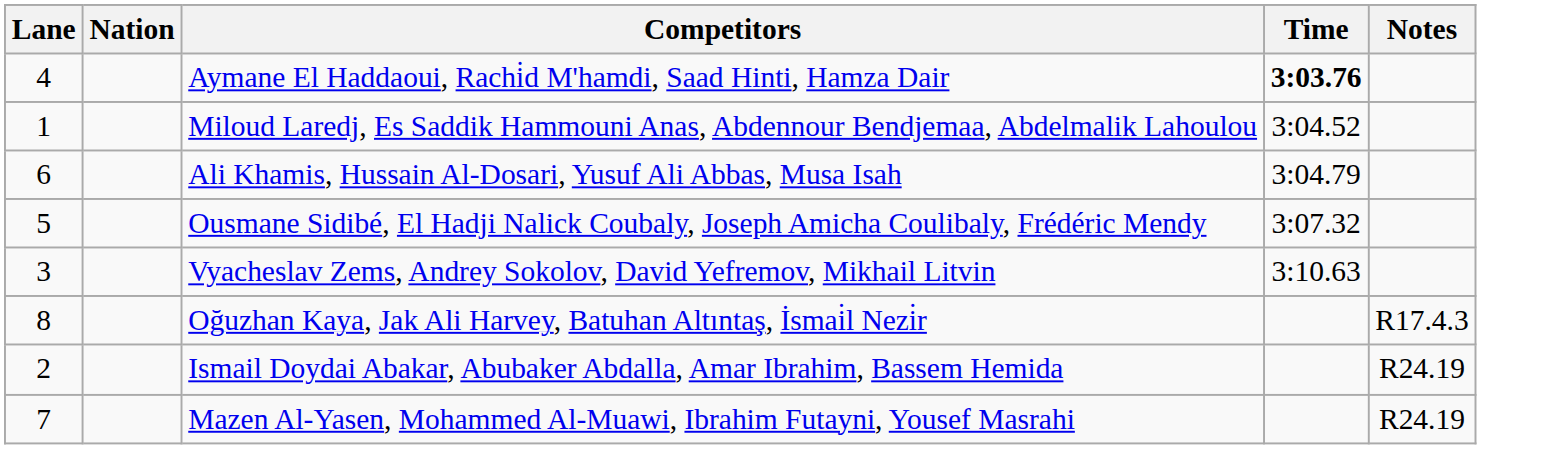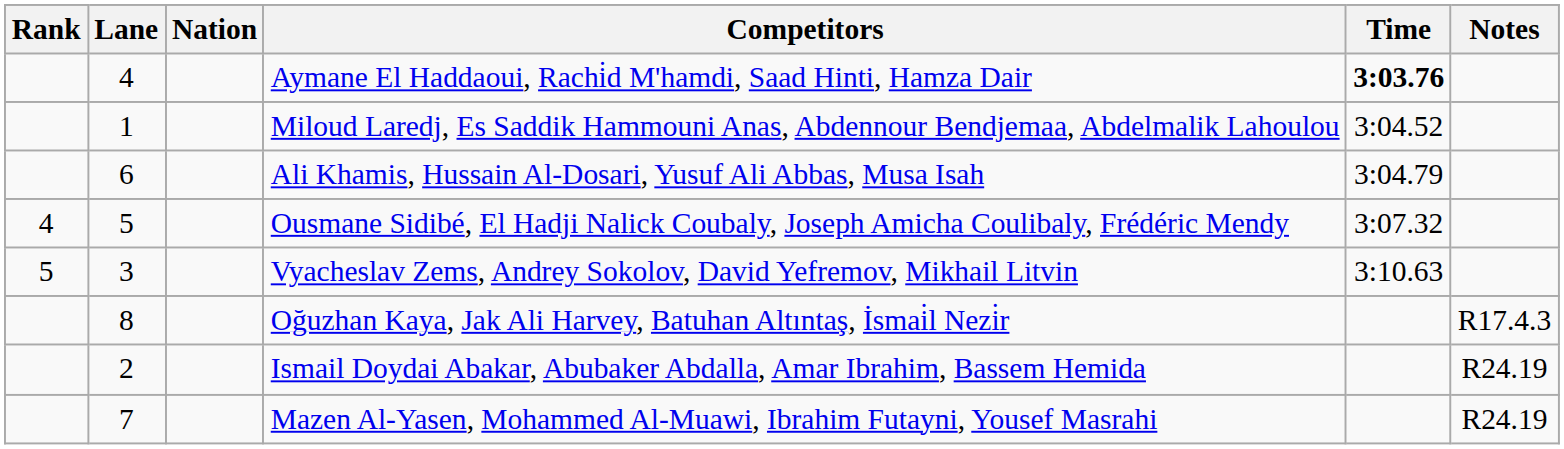+ column: (46, 28)
